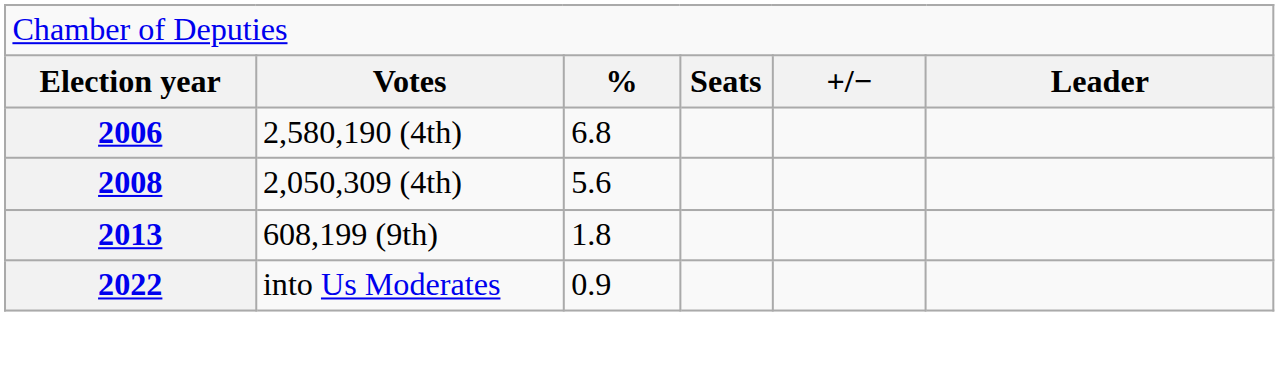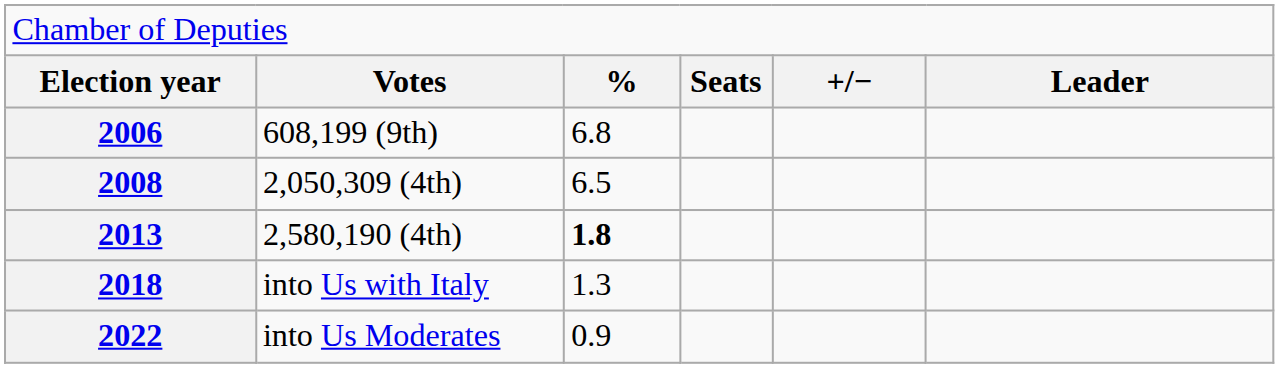(362, 132) 2,580,190 (4th) -> (350, 132) 608,199 (9th)
(591, 183) 5.6 -> (591, 183) 6.5
(350, 234) 608,199 (9th) -> (362, 234) 2,580,190 (4th)
(591, 234) normal -> (591, 234) bold
+ row: (130, 285)
